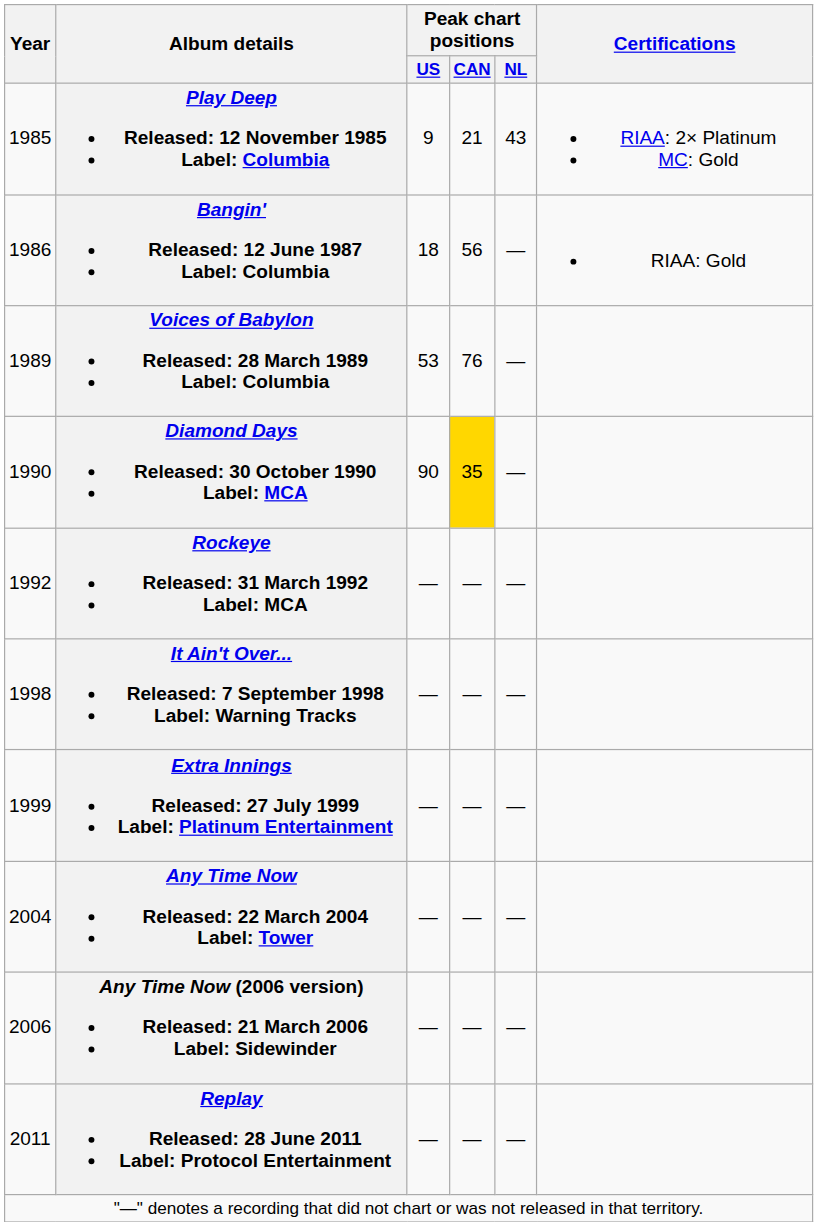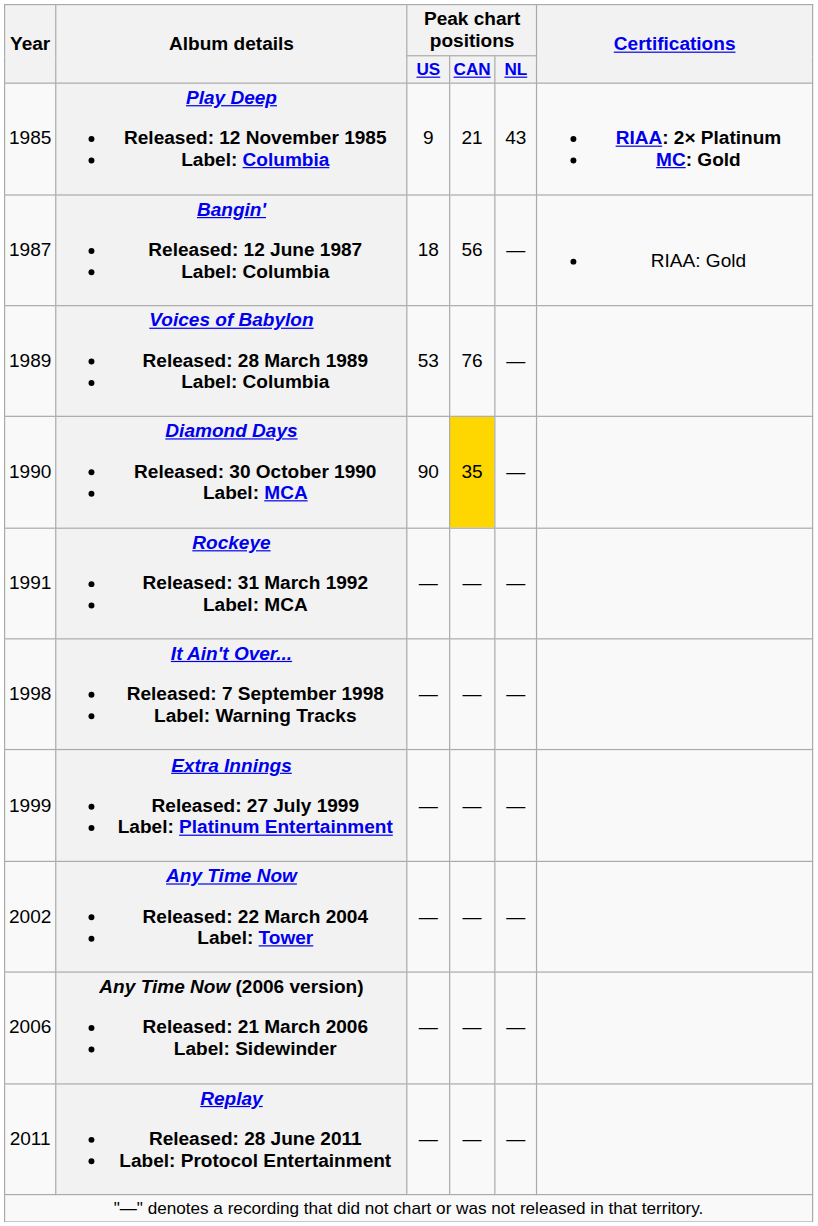(675, 150) normal -> (675, 150) bold
(30, 249) 1986 -> (30, 249) 1987
(30, 583) 1992 -> (30, 583) 1991
(30, 916) 2004 -> (30, 916) 2002
